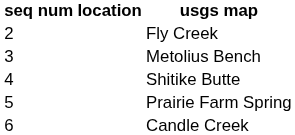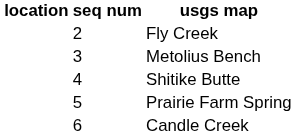columns swapped: (39, 10) <-> (110, 10)
